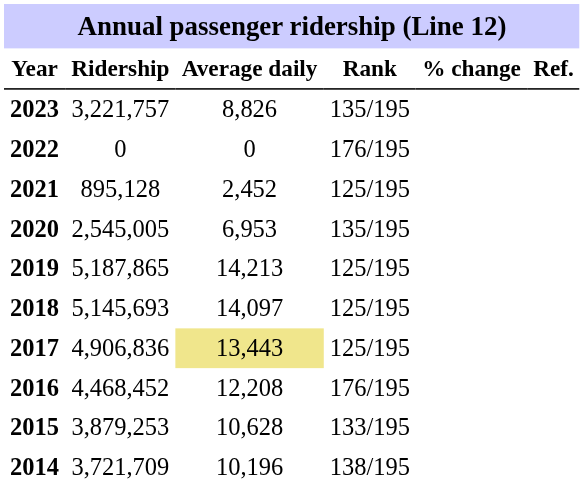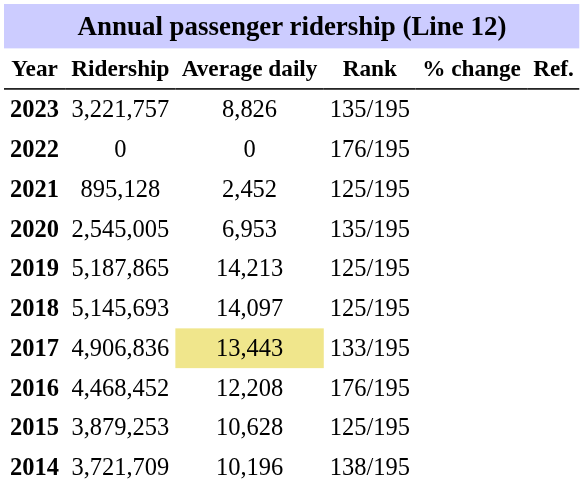(370, 347) 125/195 -> (370, 347) 133/195
(370, 427) 133/195 -> (370, 427) 125/195
